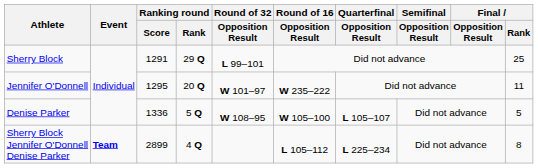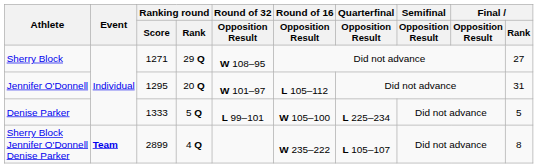(157, 59) 1291 -> (157, 59) 1271
(243, 64) L 99–101 -> (243, 64) W 108–95
(519, 59) 25 -> (519, 59) 27
(305, 91) W 235–222 -> (305, 91) L 105–112
(519, 86) 11 -> (519, 86) 31
(157, 112) 1336 -> (157, 112) 1333
(243, 118) W 108–95 -> (243, 118) L 99–101
(366, 118) L 105–107 -> (366, 118) L 225–234
(305, 150) L 105–112 -> (305, 150) W 235–222
(366, 150) L 225–234 -> (366, 150) L 105–107
